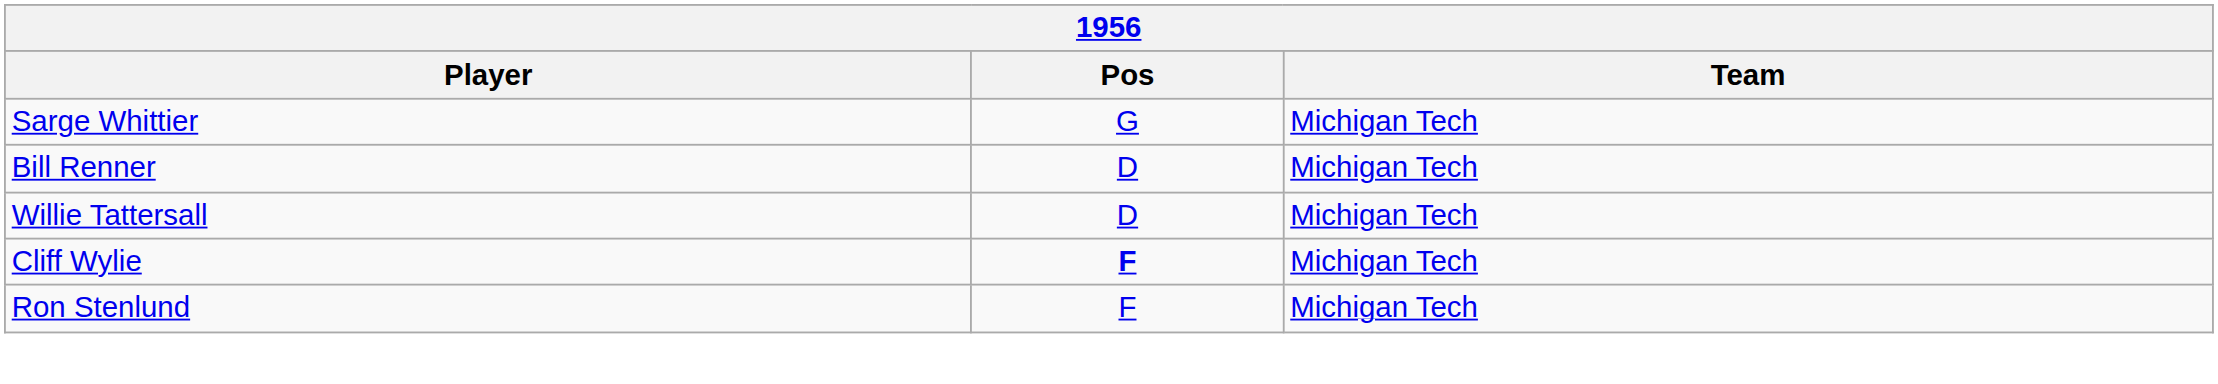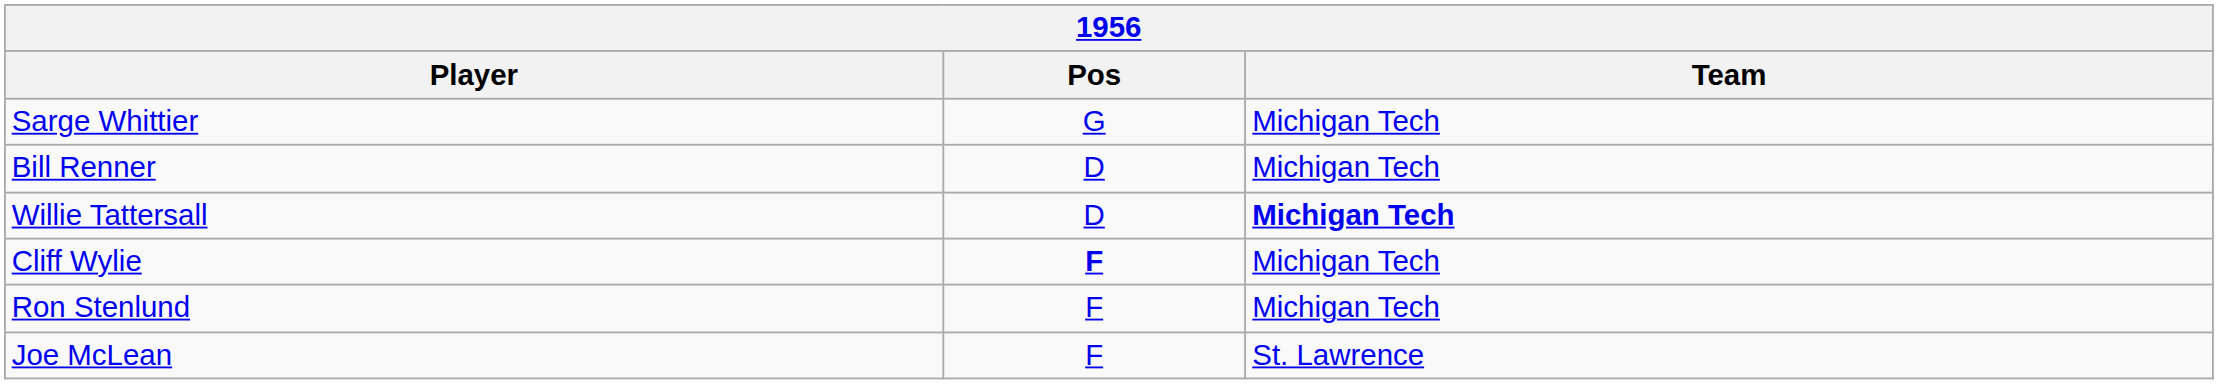(1384, 214) normal -> (1353, 214) bold
+ row: (92, 354)
